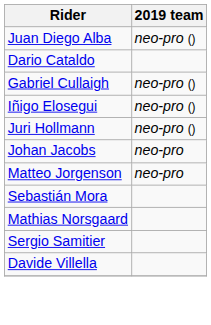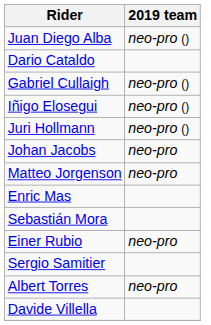+ row: (39, 196)
- row: (68, 219)
+ row: (45, 241)
+ row: (48, 286)
